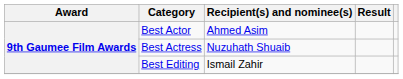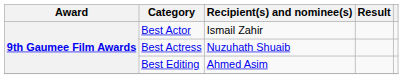(237, 30) Ahmed Asim -> (235, 30) Ismail Zahir
(235, 64) Ismail Zahir -> (237, 64) Ahmed Asim
